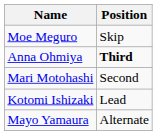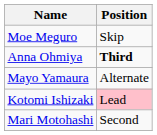rows swapped: (50, 78) <-> (48, 120)
(113, 99) no background -> (113, 99) pink background
